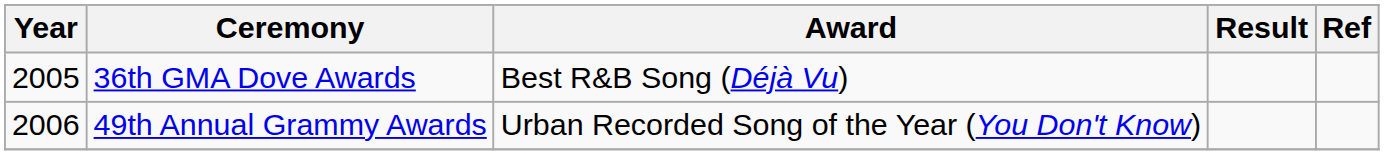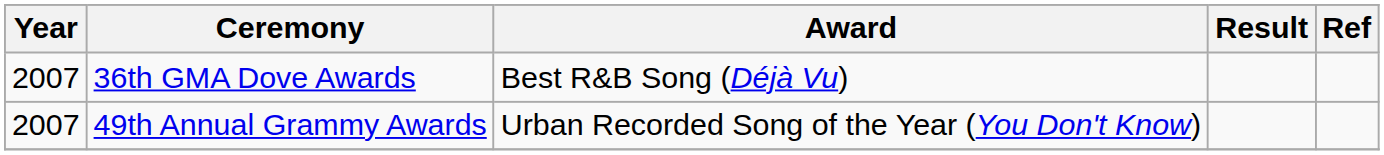(46, 76) 2005 -> (46, 76) 2007
(46, 125) 2006 -> (46, 125) 2007
